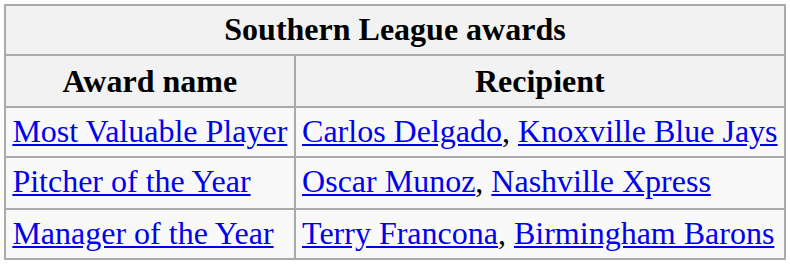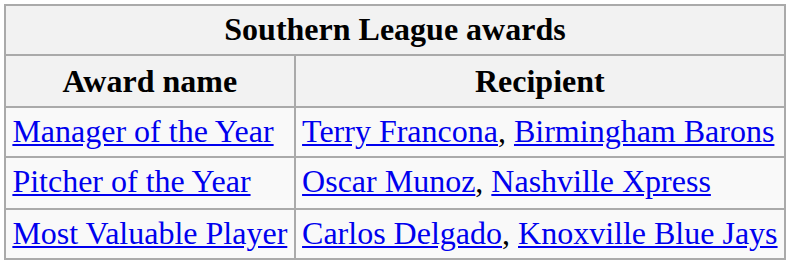rows swapped: (150, 131) <-> (143, 232)
